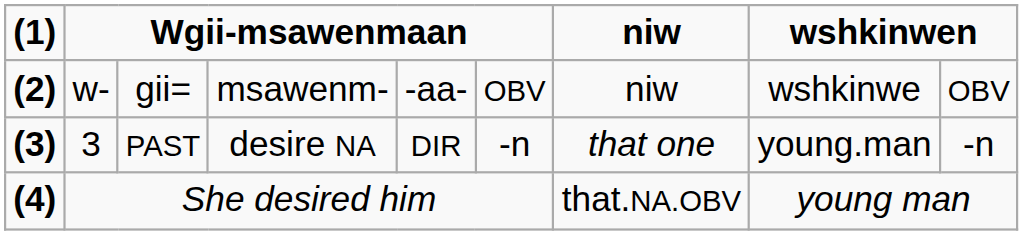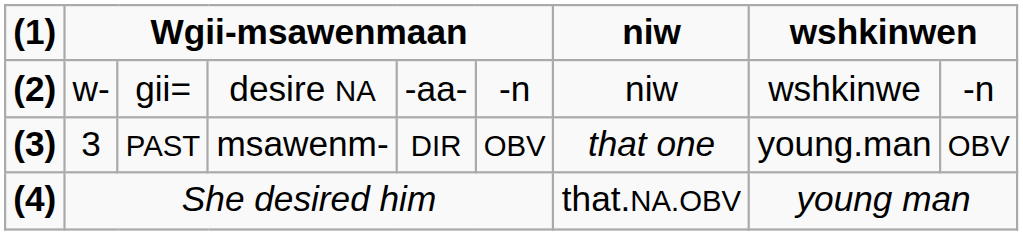(303, 88) msawenm- -> (303, 88) desire NA
(515, 90) OBV -> (515, 88) -n
(979, 90) OBV -> (979, 88) -n
(303, 144) desire NA -> (303, 144) msawenm-
(515, 144) -n -> (515, 146) OBV
(979, 144) -n -> (979, 146) OBV
